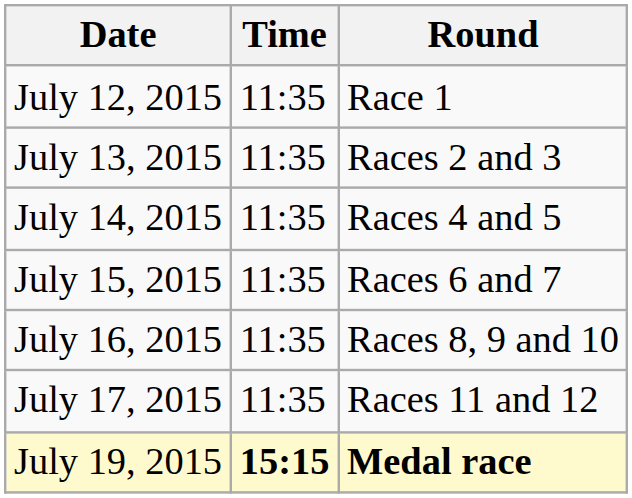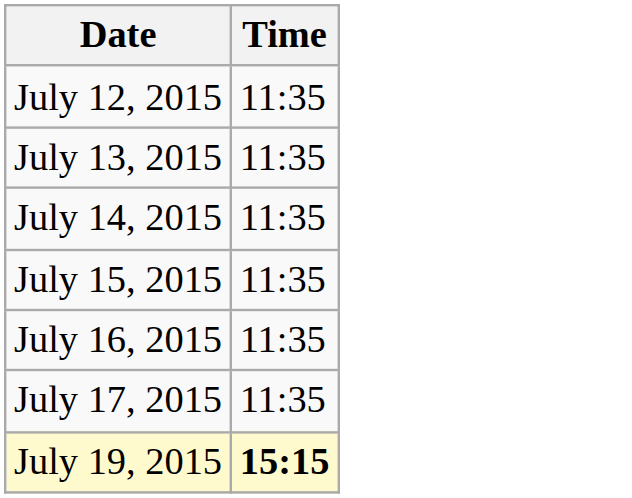- column: (483, 34)
